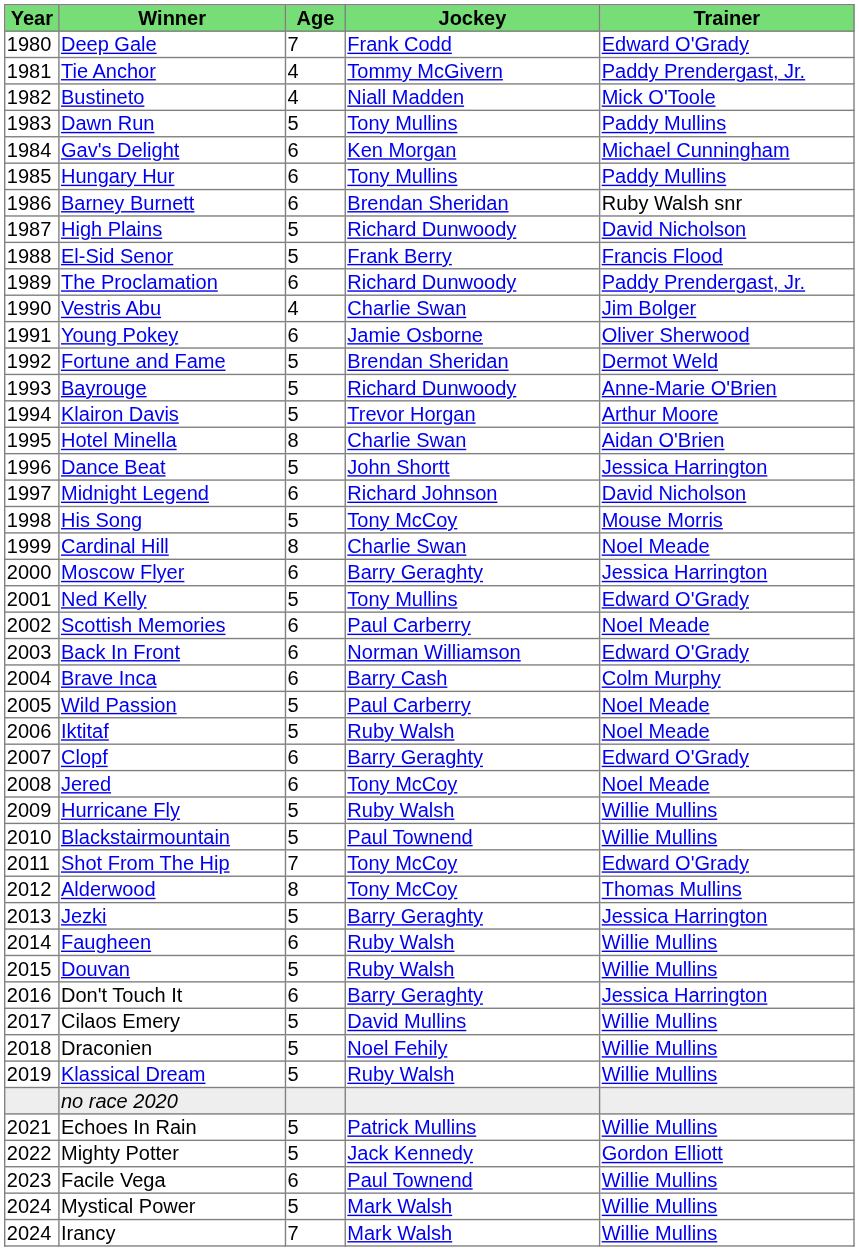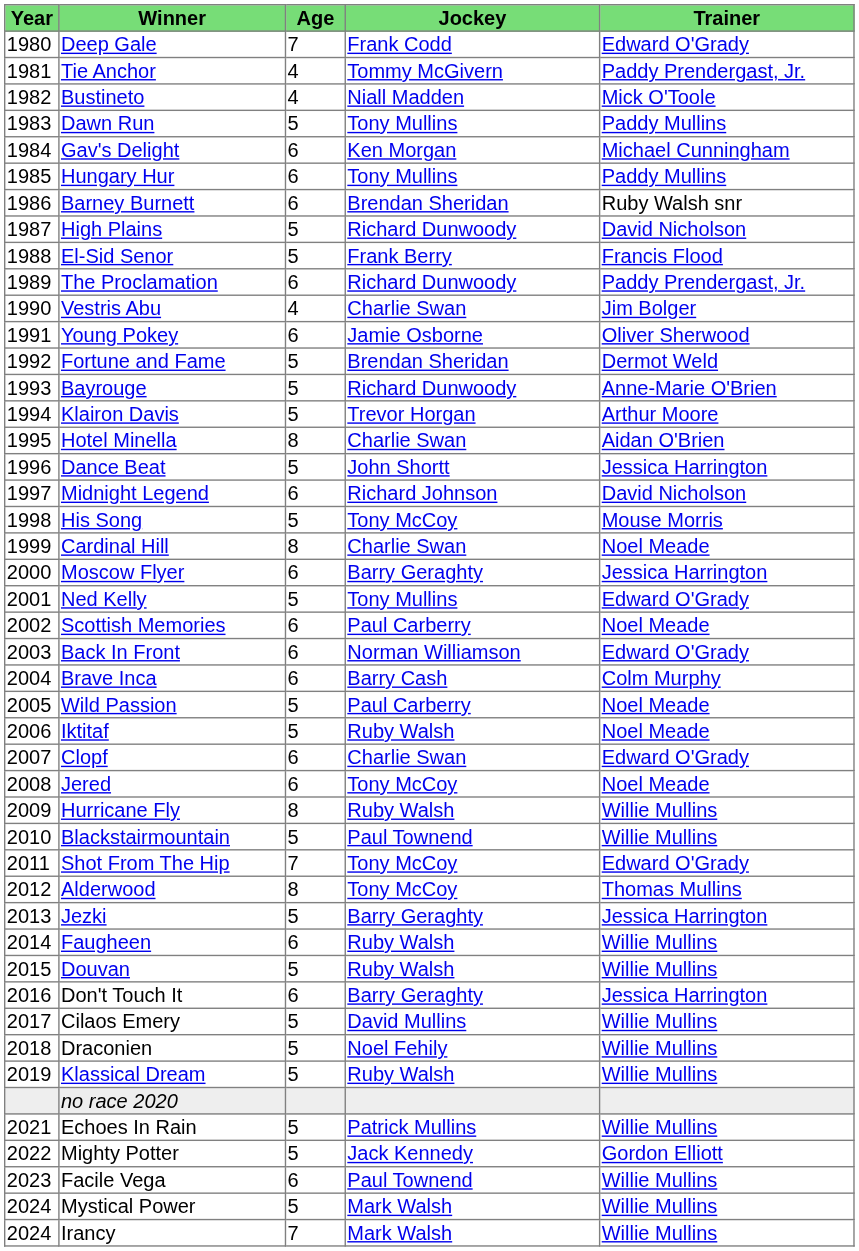(415, 757) Barry Geraghty -> (407, 757) Charlie Swan
(293, 810) 5 -> (293, 810) 8
